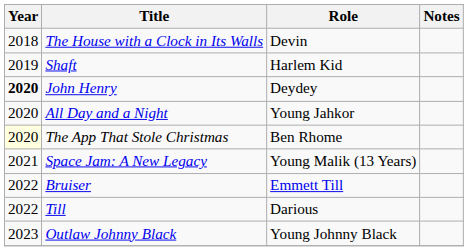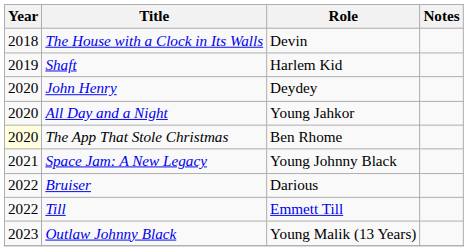(23, 88) bold -> (23, 88) normal
(343, 161) Young Malik (13 Years) -> (334, 161) Young Johnny Black
(307, 185) Emmett Till -> (294, 185) Darious
(294, 209) Darious -> (307, 209) Emmett Till
(334, 233) Young Johnny Black -> (343, 233) Young Malik (13 Years)
